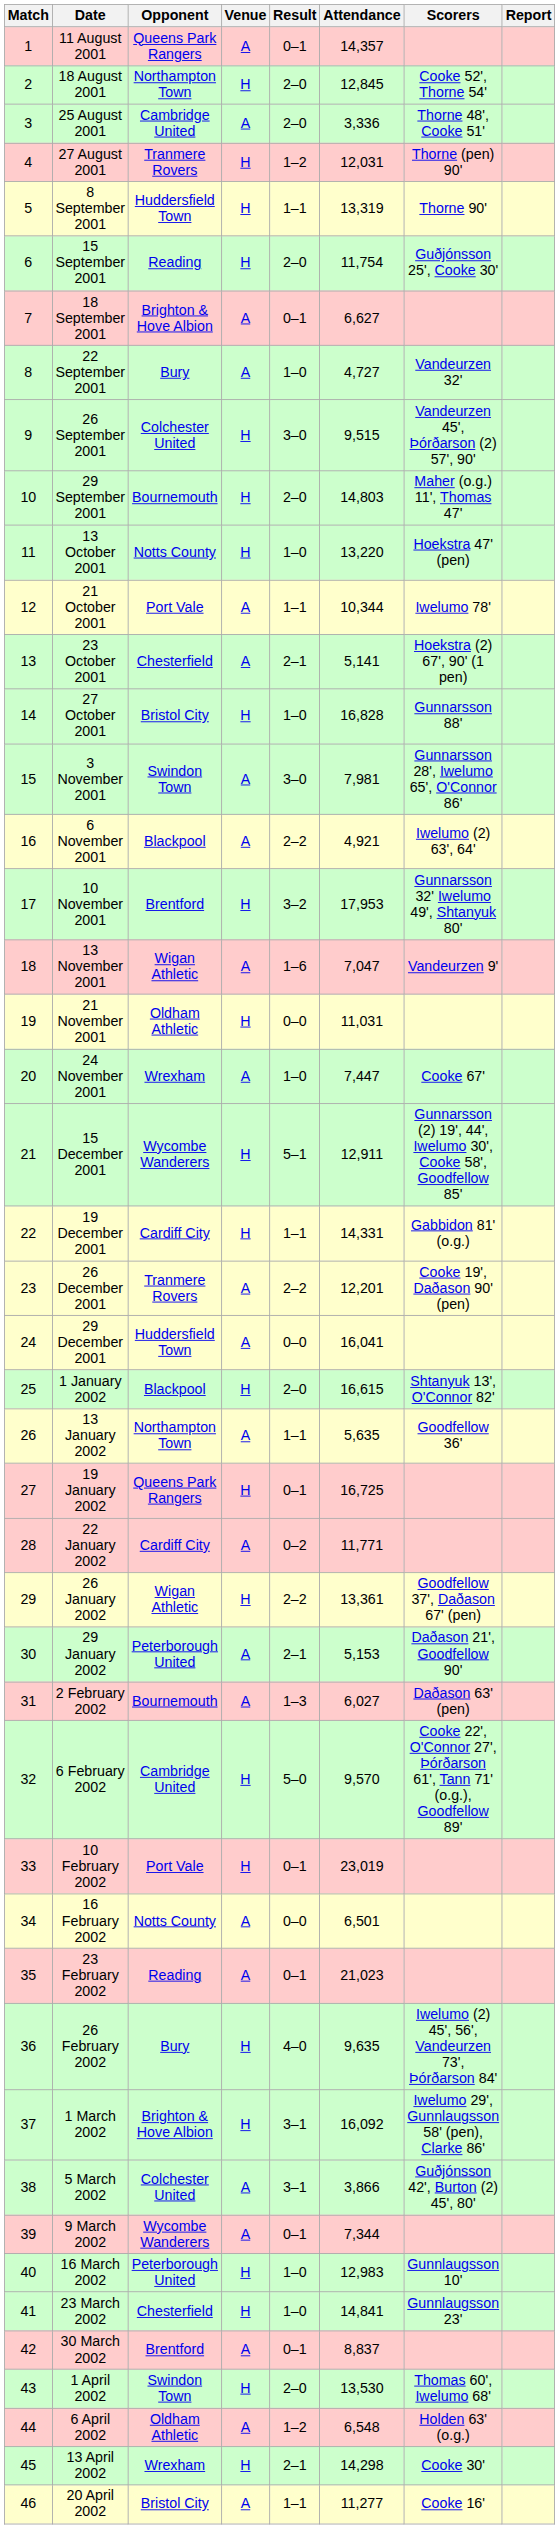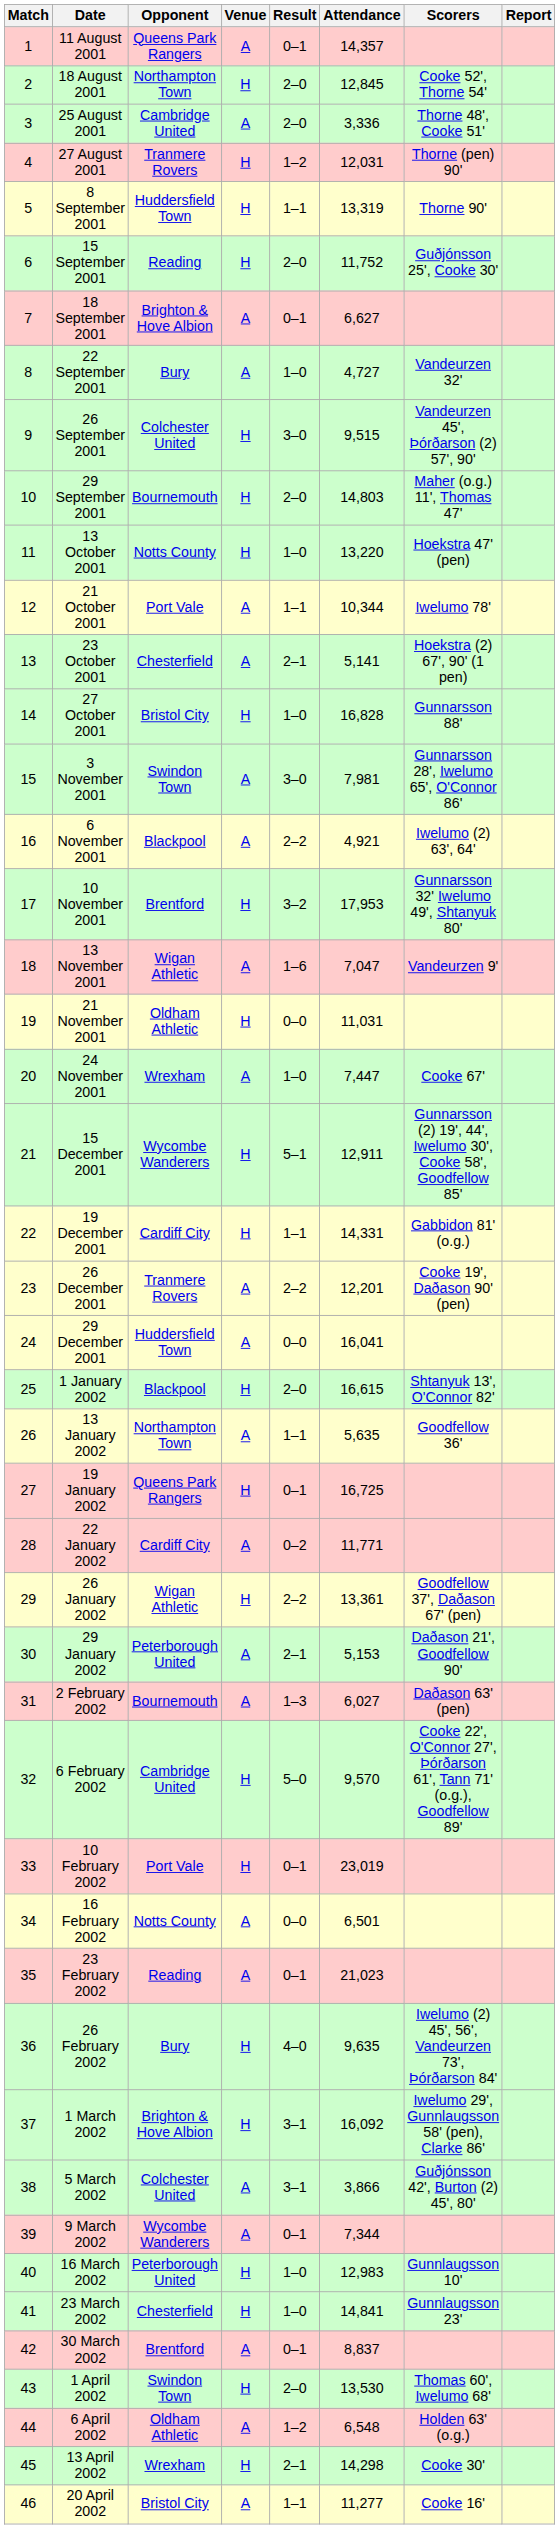(362, 263) 11,754 -> (362, 263) 11,752
